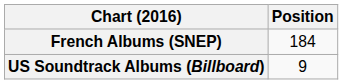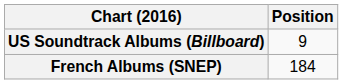rows swapped: (136, 41) <-> (136, 66)
